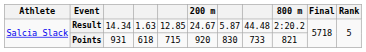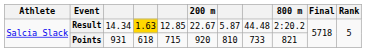(146, 26) no background -> (146, 26) gold background
(203, 26) 24.67 -> (203, 26) 22.67
(230, 40) 830 -> (230, 40) 810
